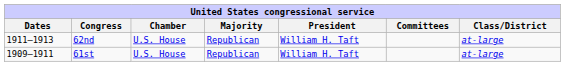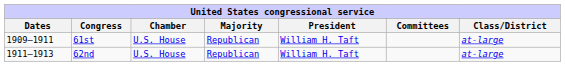rows swapped: (84, 54) <-> (84, 40)
